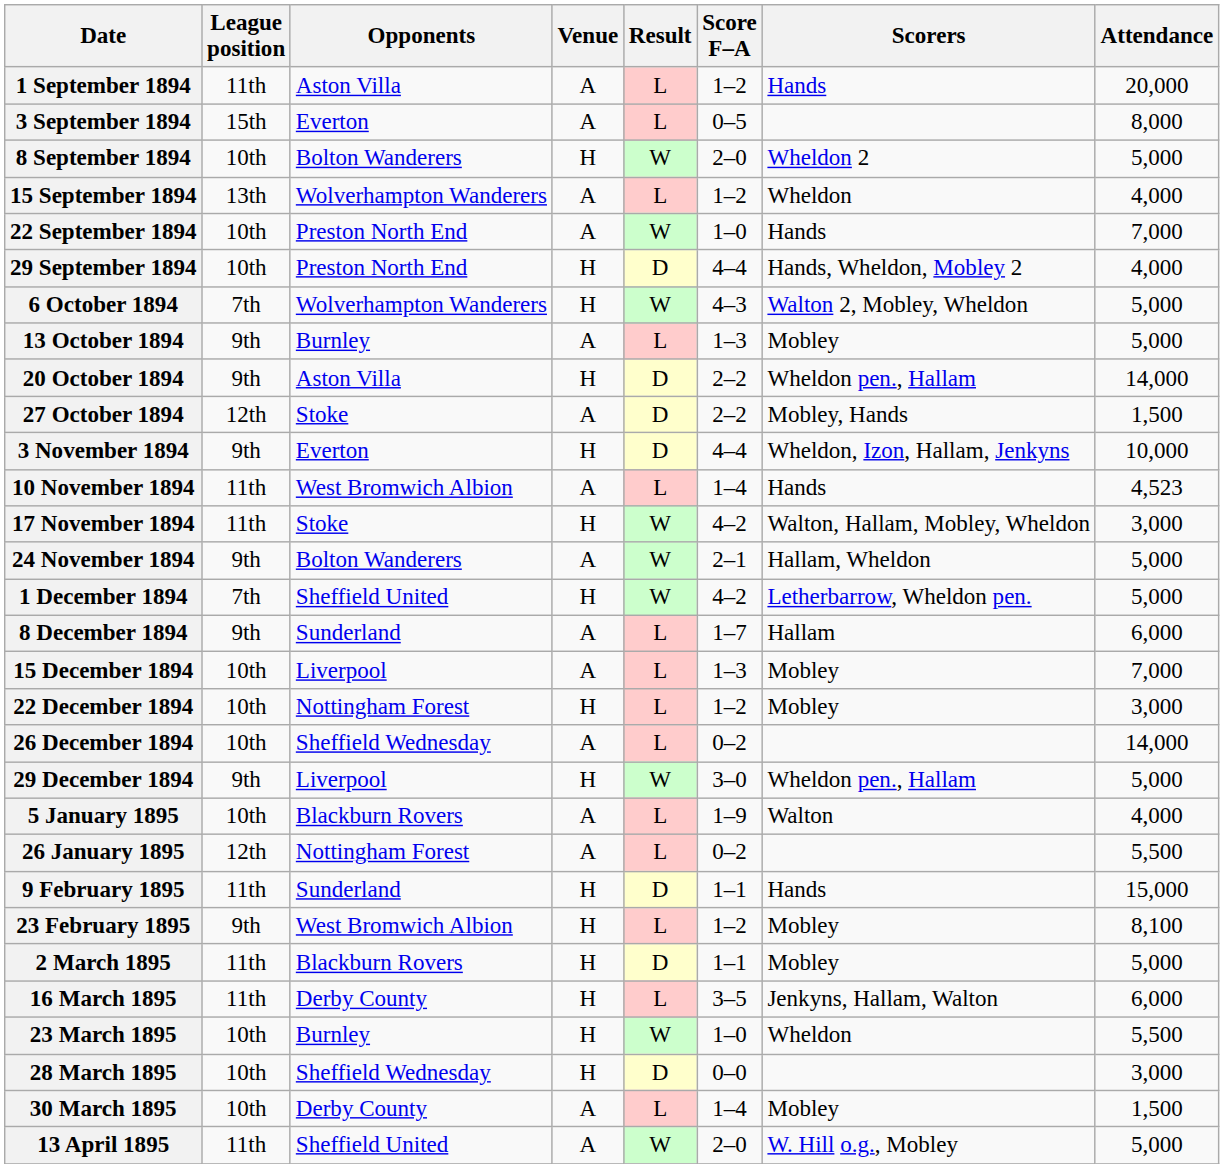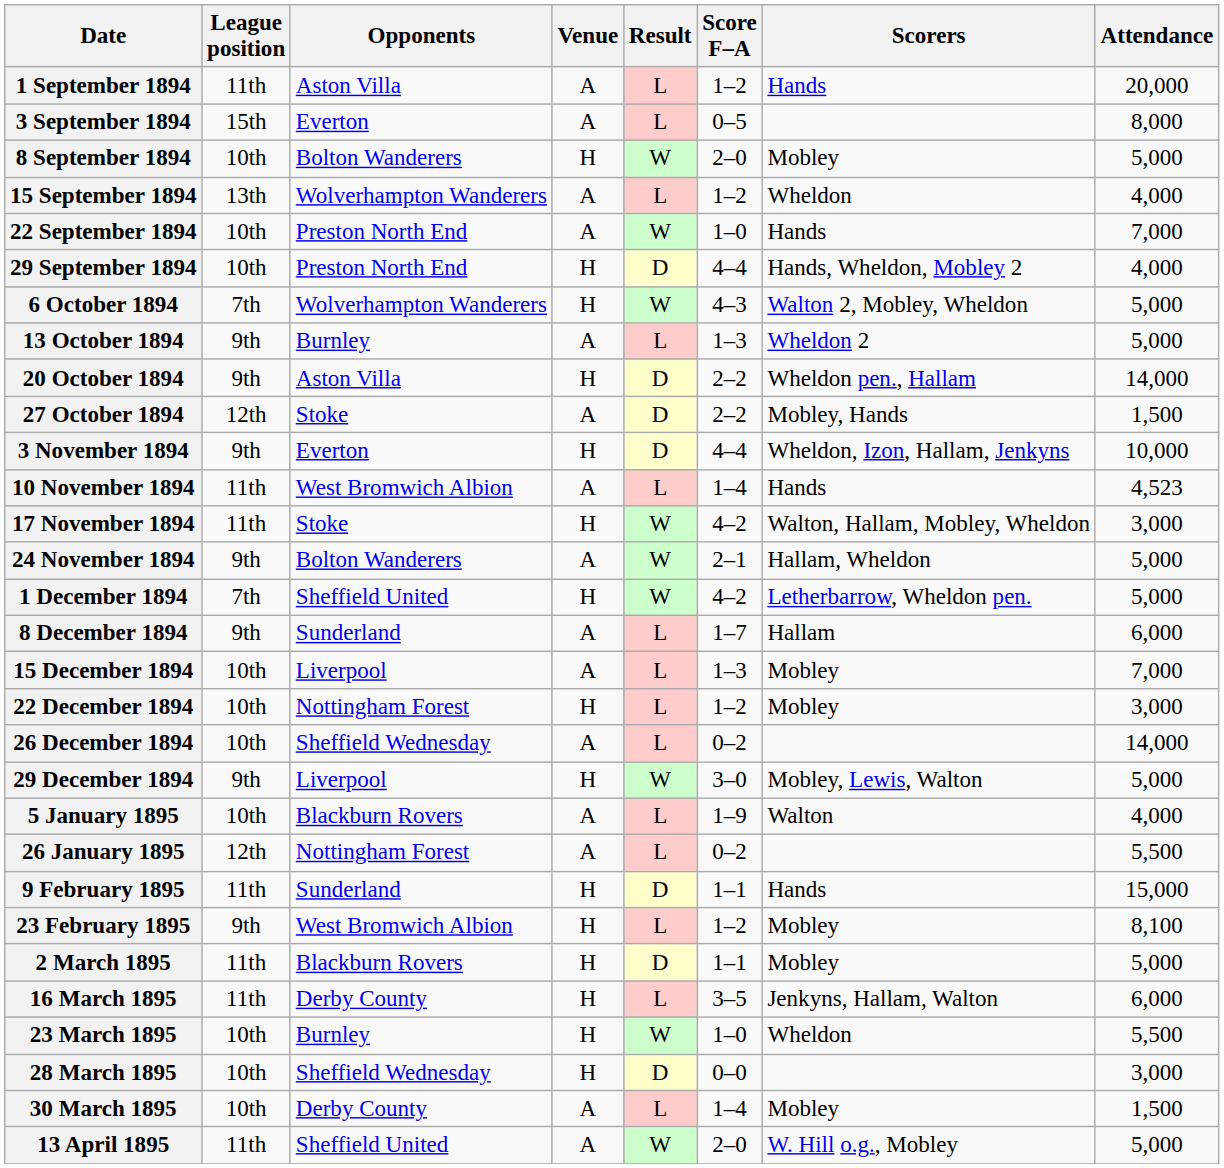(818, 158) Wheldon 2 -> (803, 158) Mobley
(803, 341) Mobley -> (818, 341) Wheldon 2
(872, 779) Wheldon pen., Hallam -> (875, 779) Mobley, Lewis, Walton
